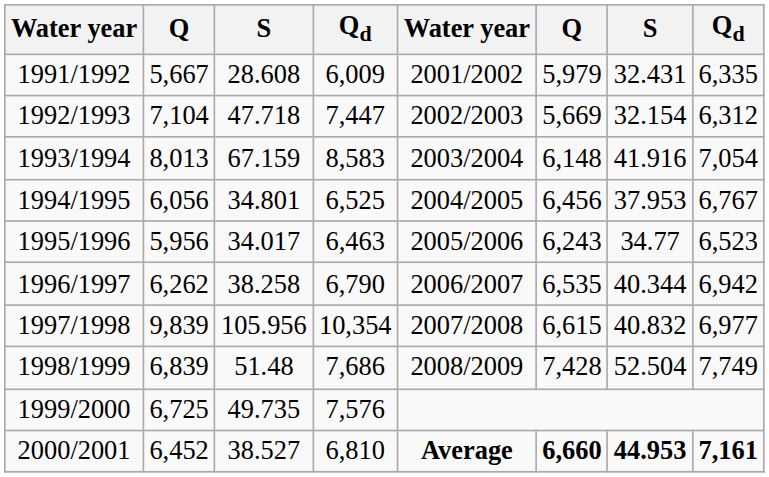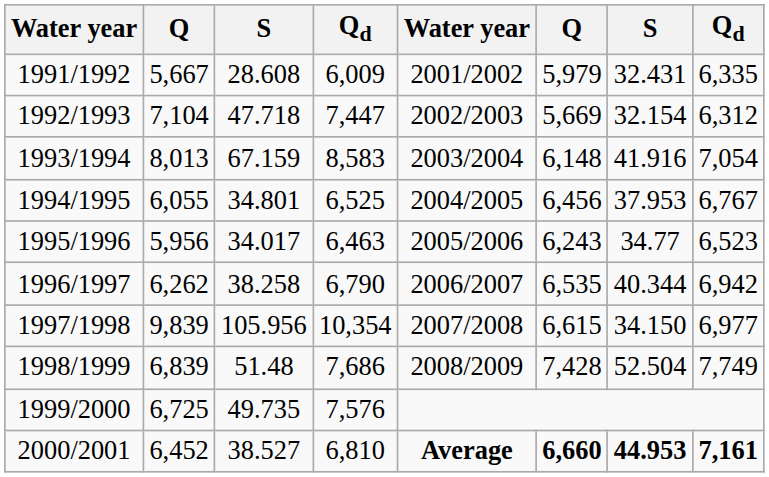(179, 199) 6,056 -> (179, 199) 6,055
(650, 325) 40.832 -> (650, 325) 34.150
